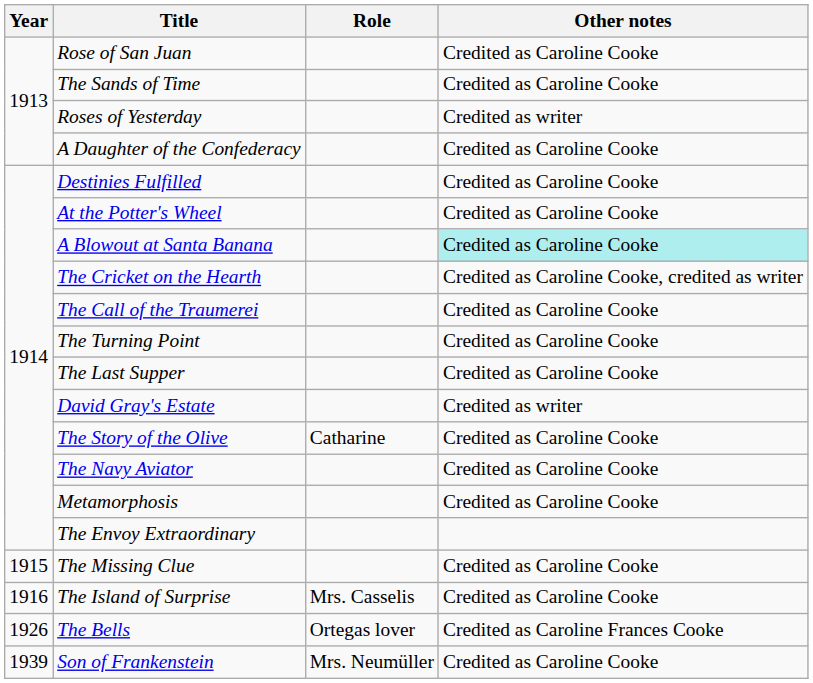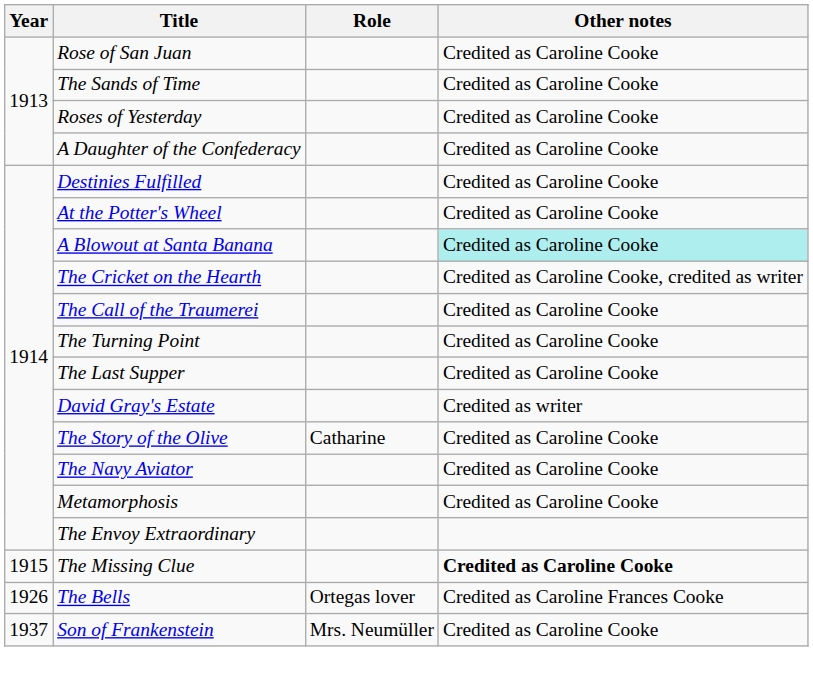(513, 117) Credited as writer -> (551, 117) Credited as Caroline Cooke
(551, 565) normal -> (558, 565) bold
- row: (144, 598)
(29, 662) 1939 -> (29, 630) 1937
